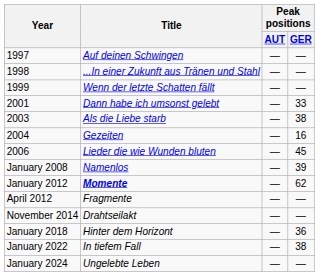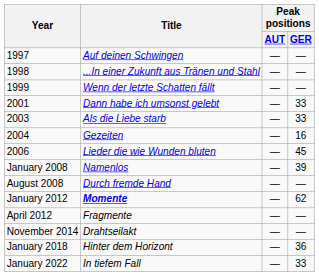(301, 119) 38 -> (301, 119) 33
+ row: (35, 183)
(301, 247) 38 -> (301, 263) 33
- row: (37, 263)
